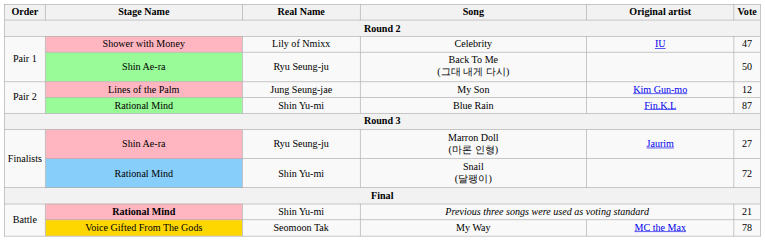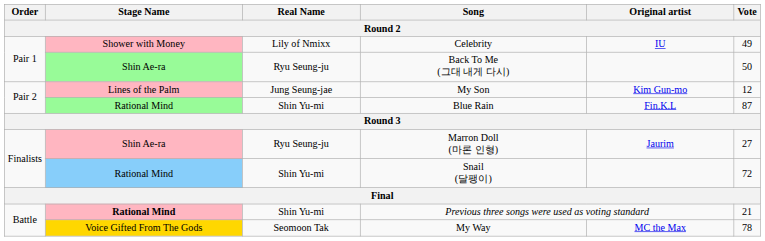(747, 44) 47 -> (747, 44) 49
